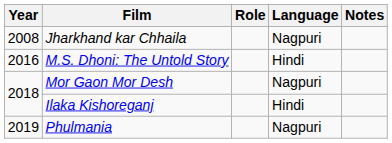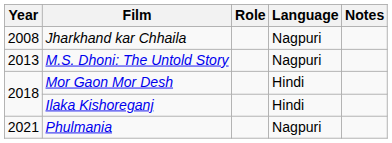(23, 60) 2016 -> (23, 60) 2013
(288, 60) Hindi -> (297, 60) Nagpuri
(297, 82) Nagpuri -> (288, 82) Hindi
(23, 127) 2019 -> (23, 127) 2021
